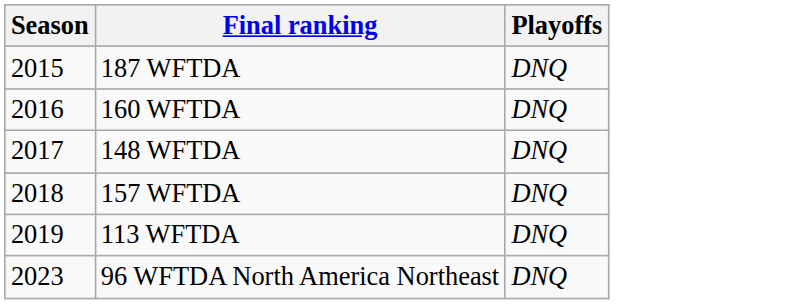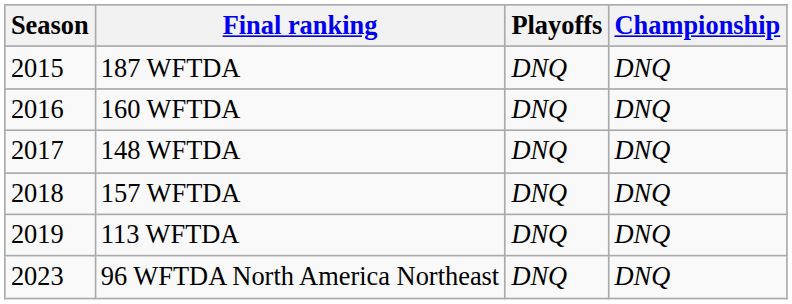+ column: (697, 25)
